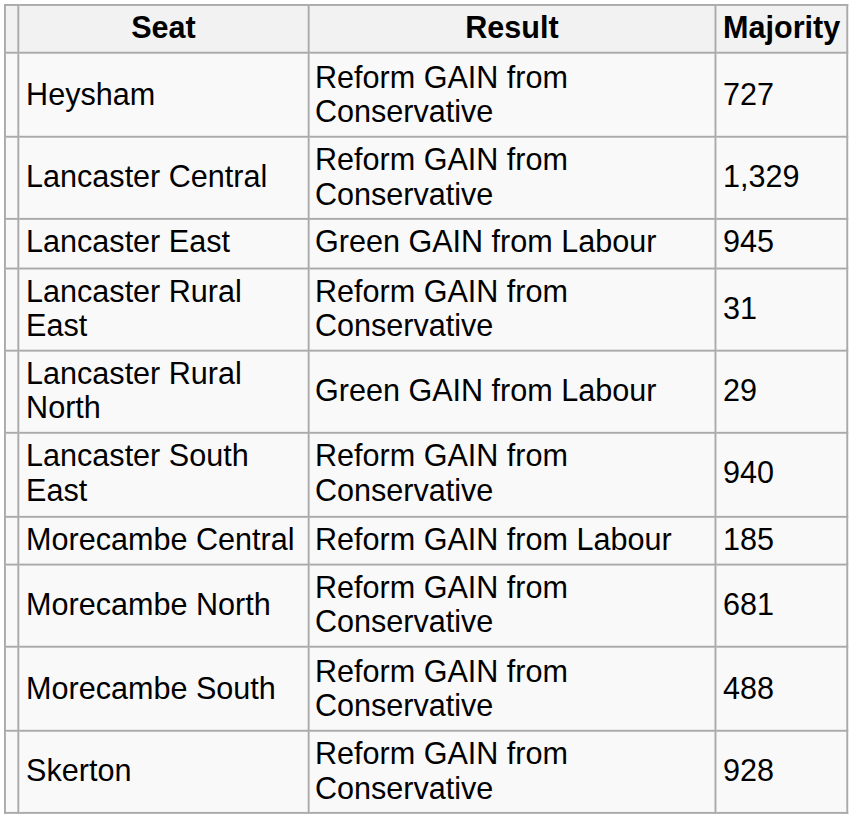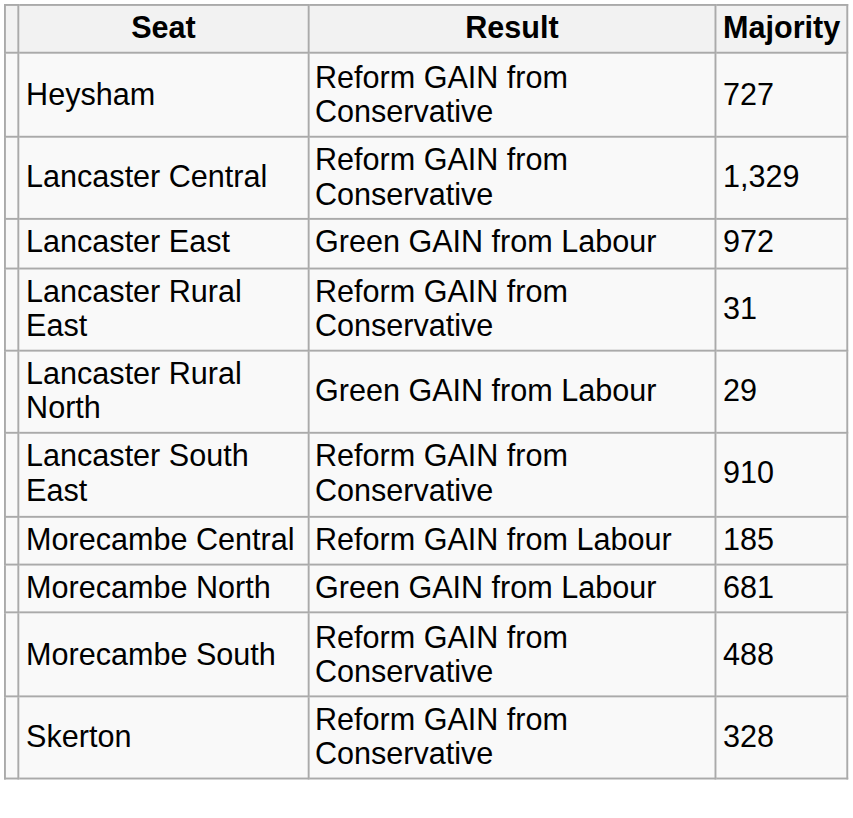(749, 242) 945 -> (749, 242) 972
(749, 474) 940 -> (749, 474) 910
(441, 605) Reform GAIN from Conservative -> (486, 588) Green GAIN from Labour
(749, 771) 928 -> (749, 736) 328
